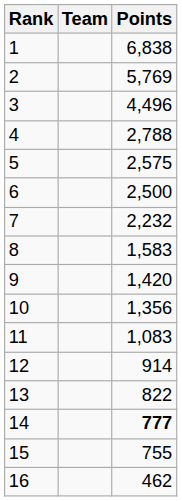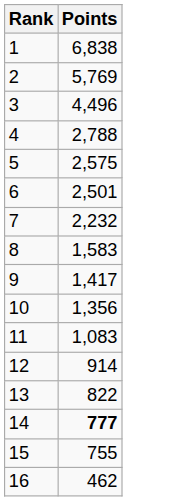- column: (85, 18)
(149, 192) 2,500 -> (95, 192) 2,501
(149, 279) 1,420 -> (95, 279) 1,417
